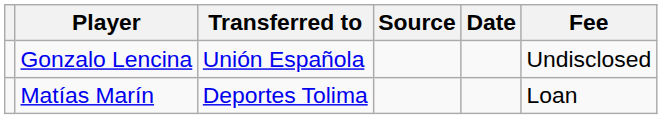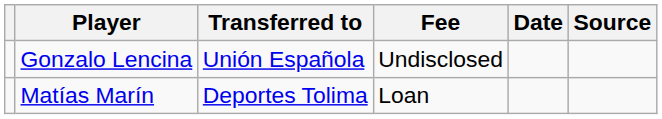columns swapped: (589, 22) <-> (417, 22)
